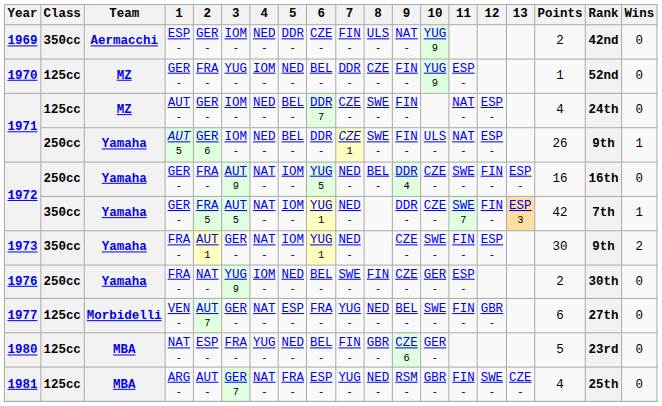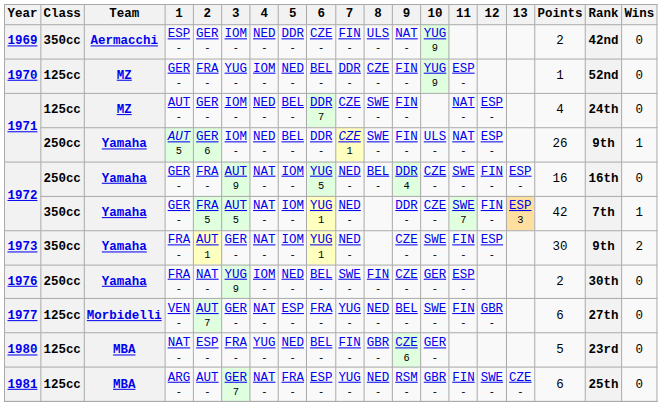(560, 385) 4 -> (560, 385) 6
